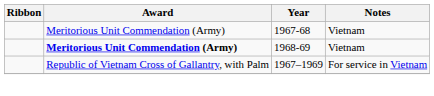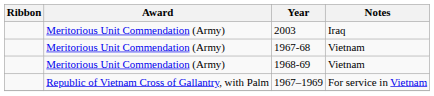+ row: (285, 30)
(142, 47) bold -> (136, 64) normal
